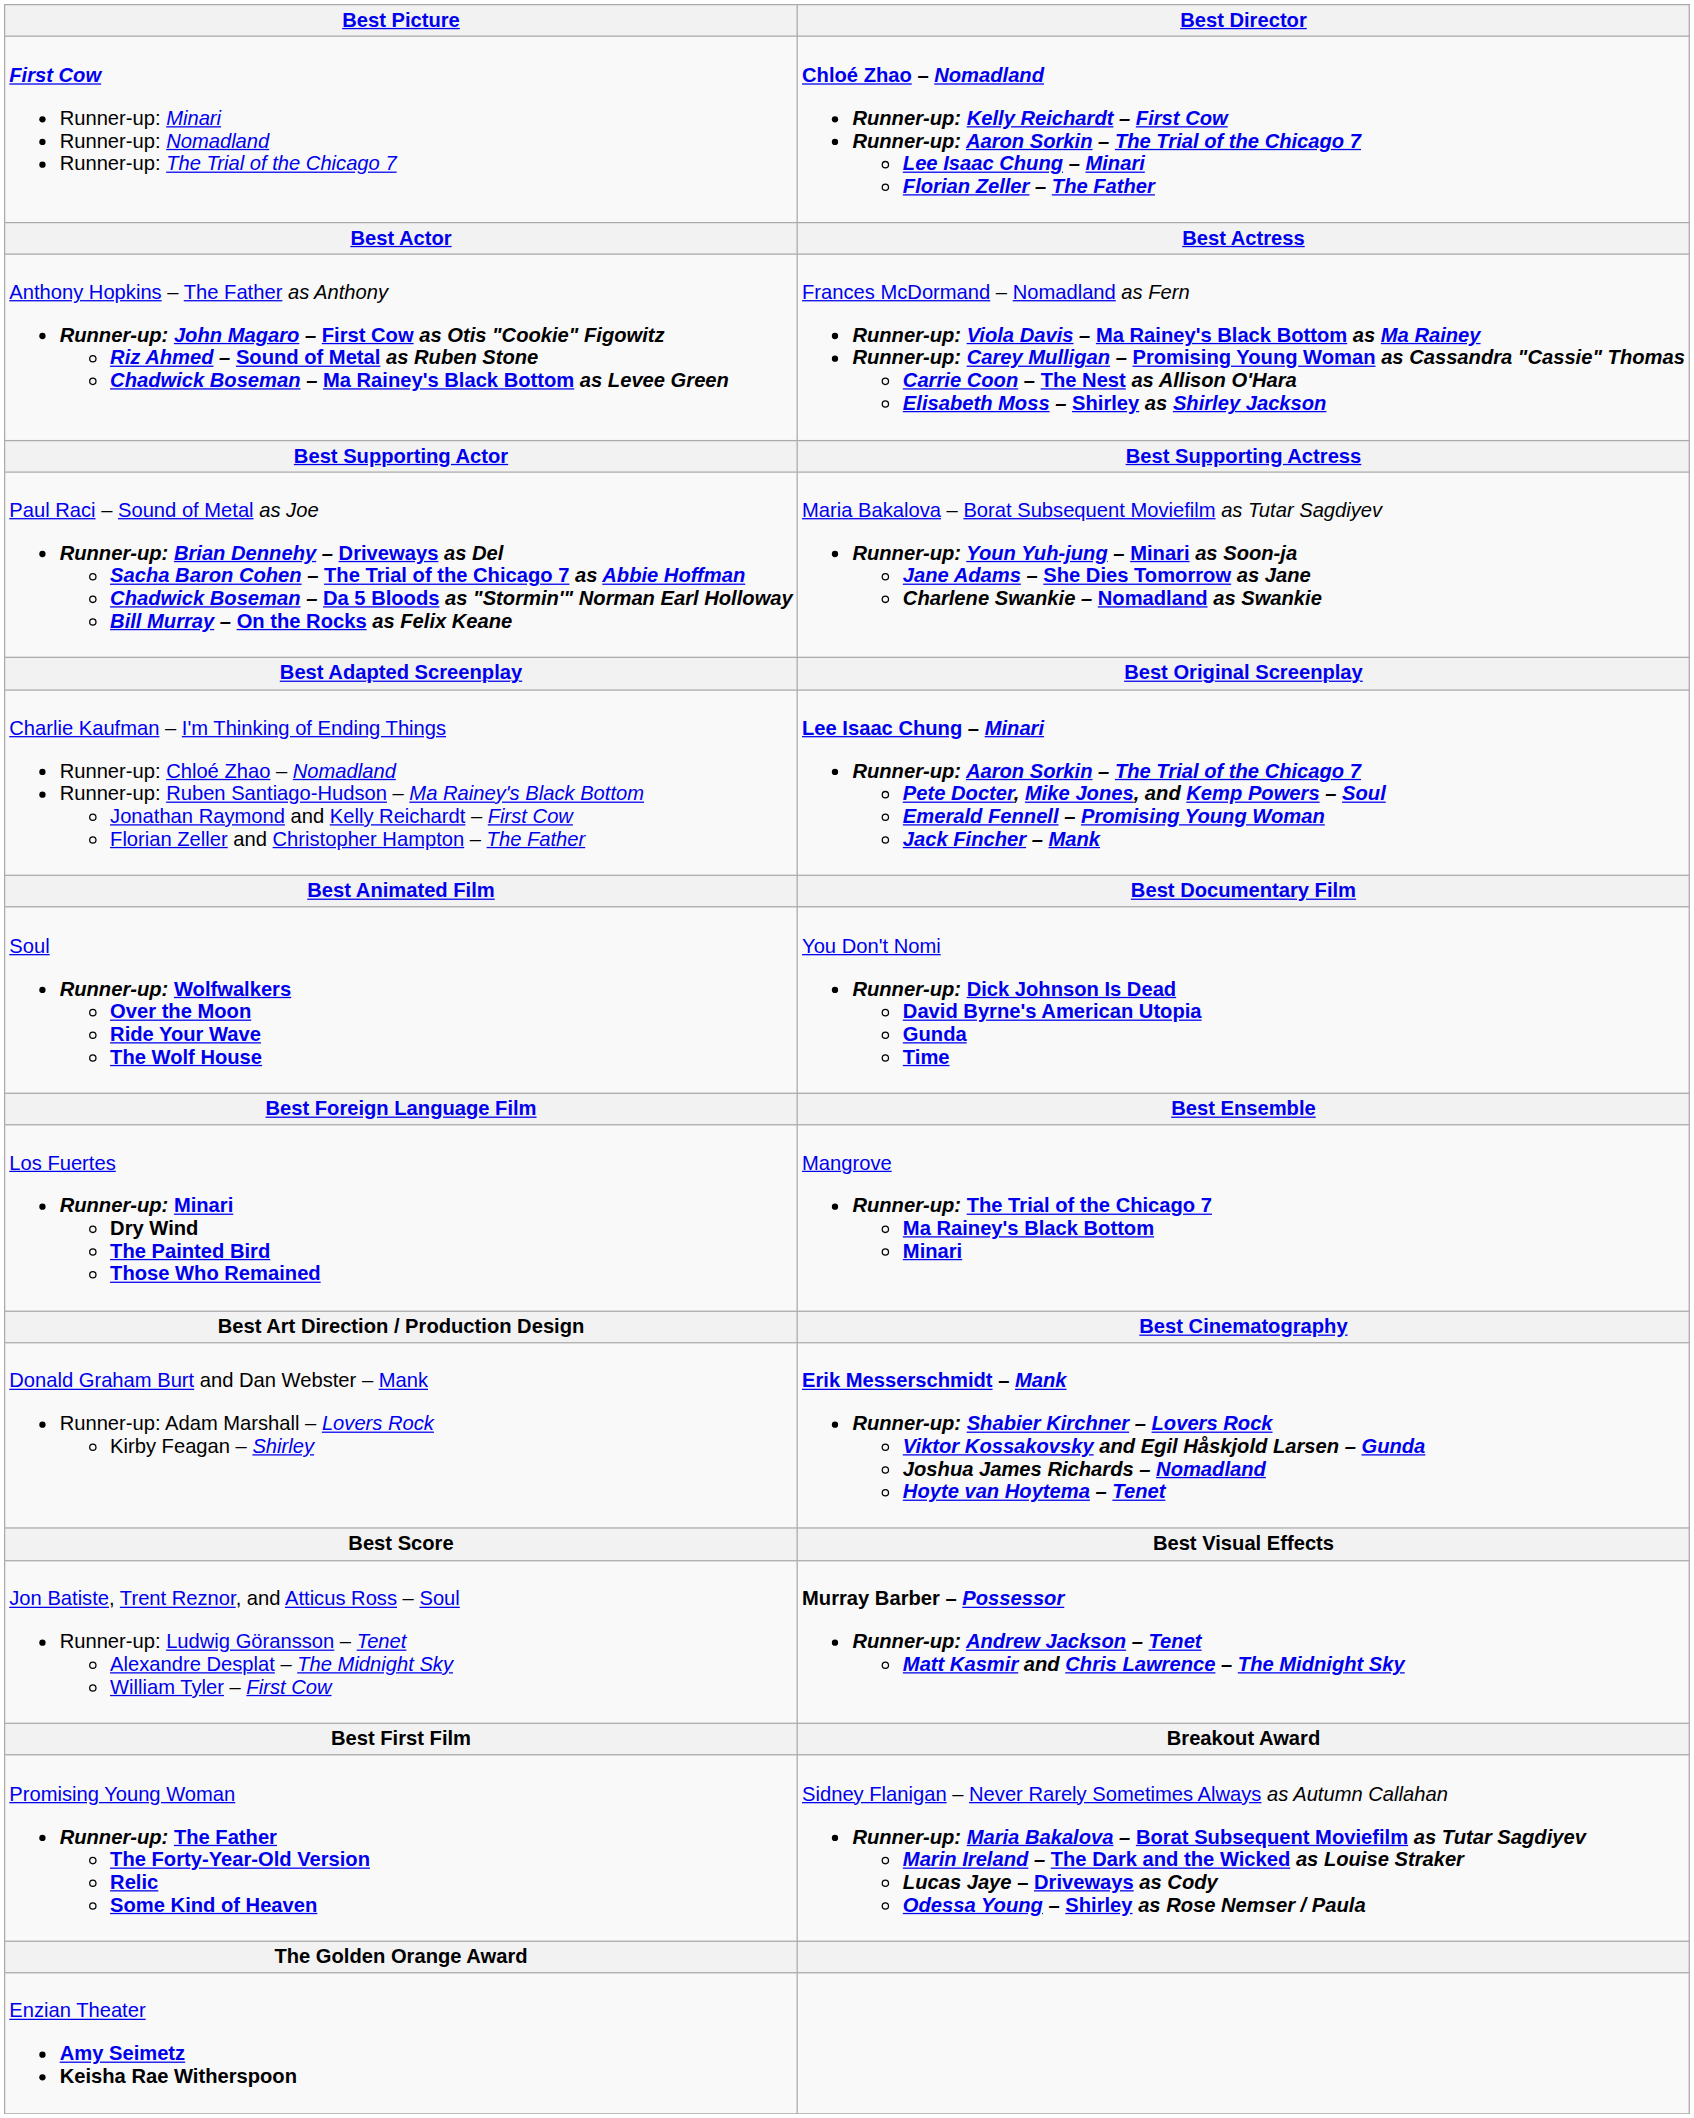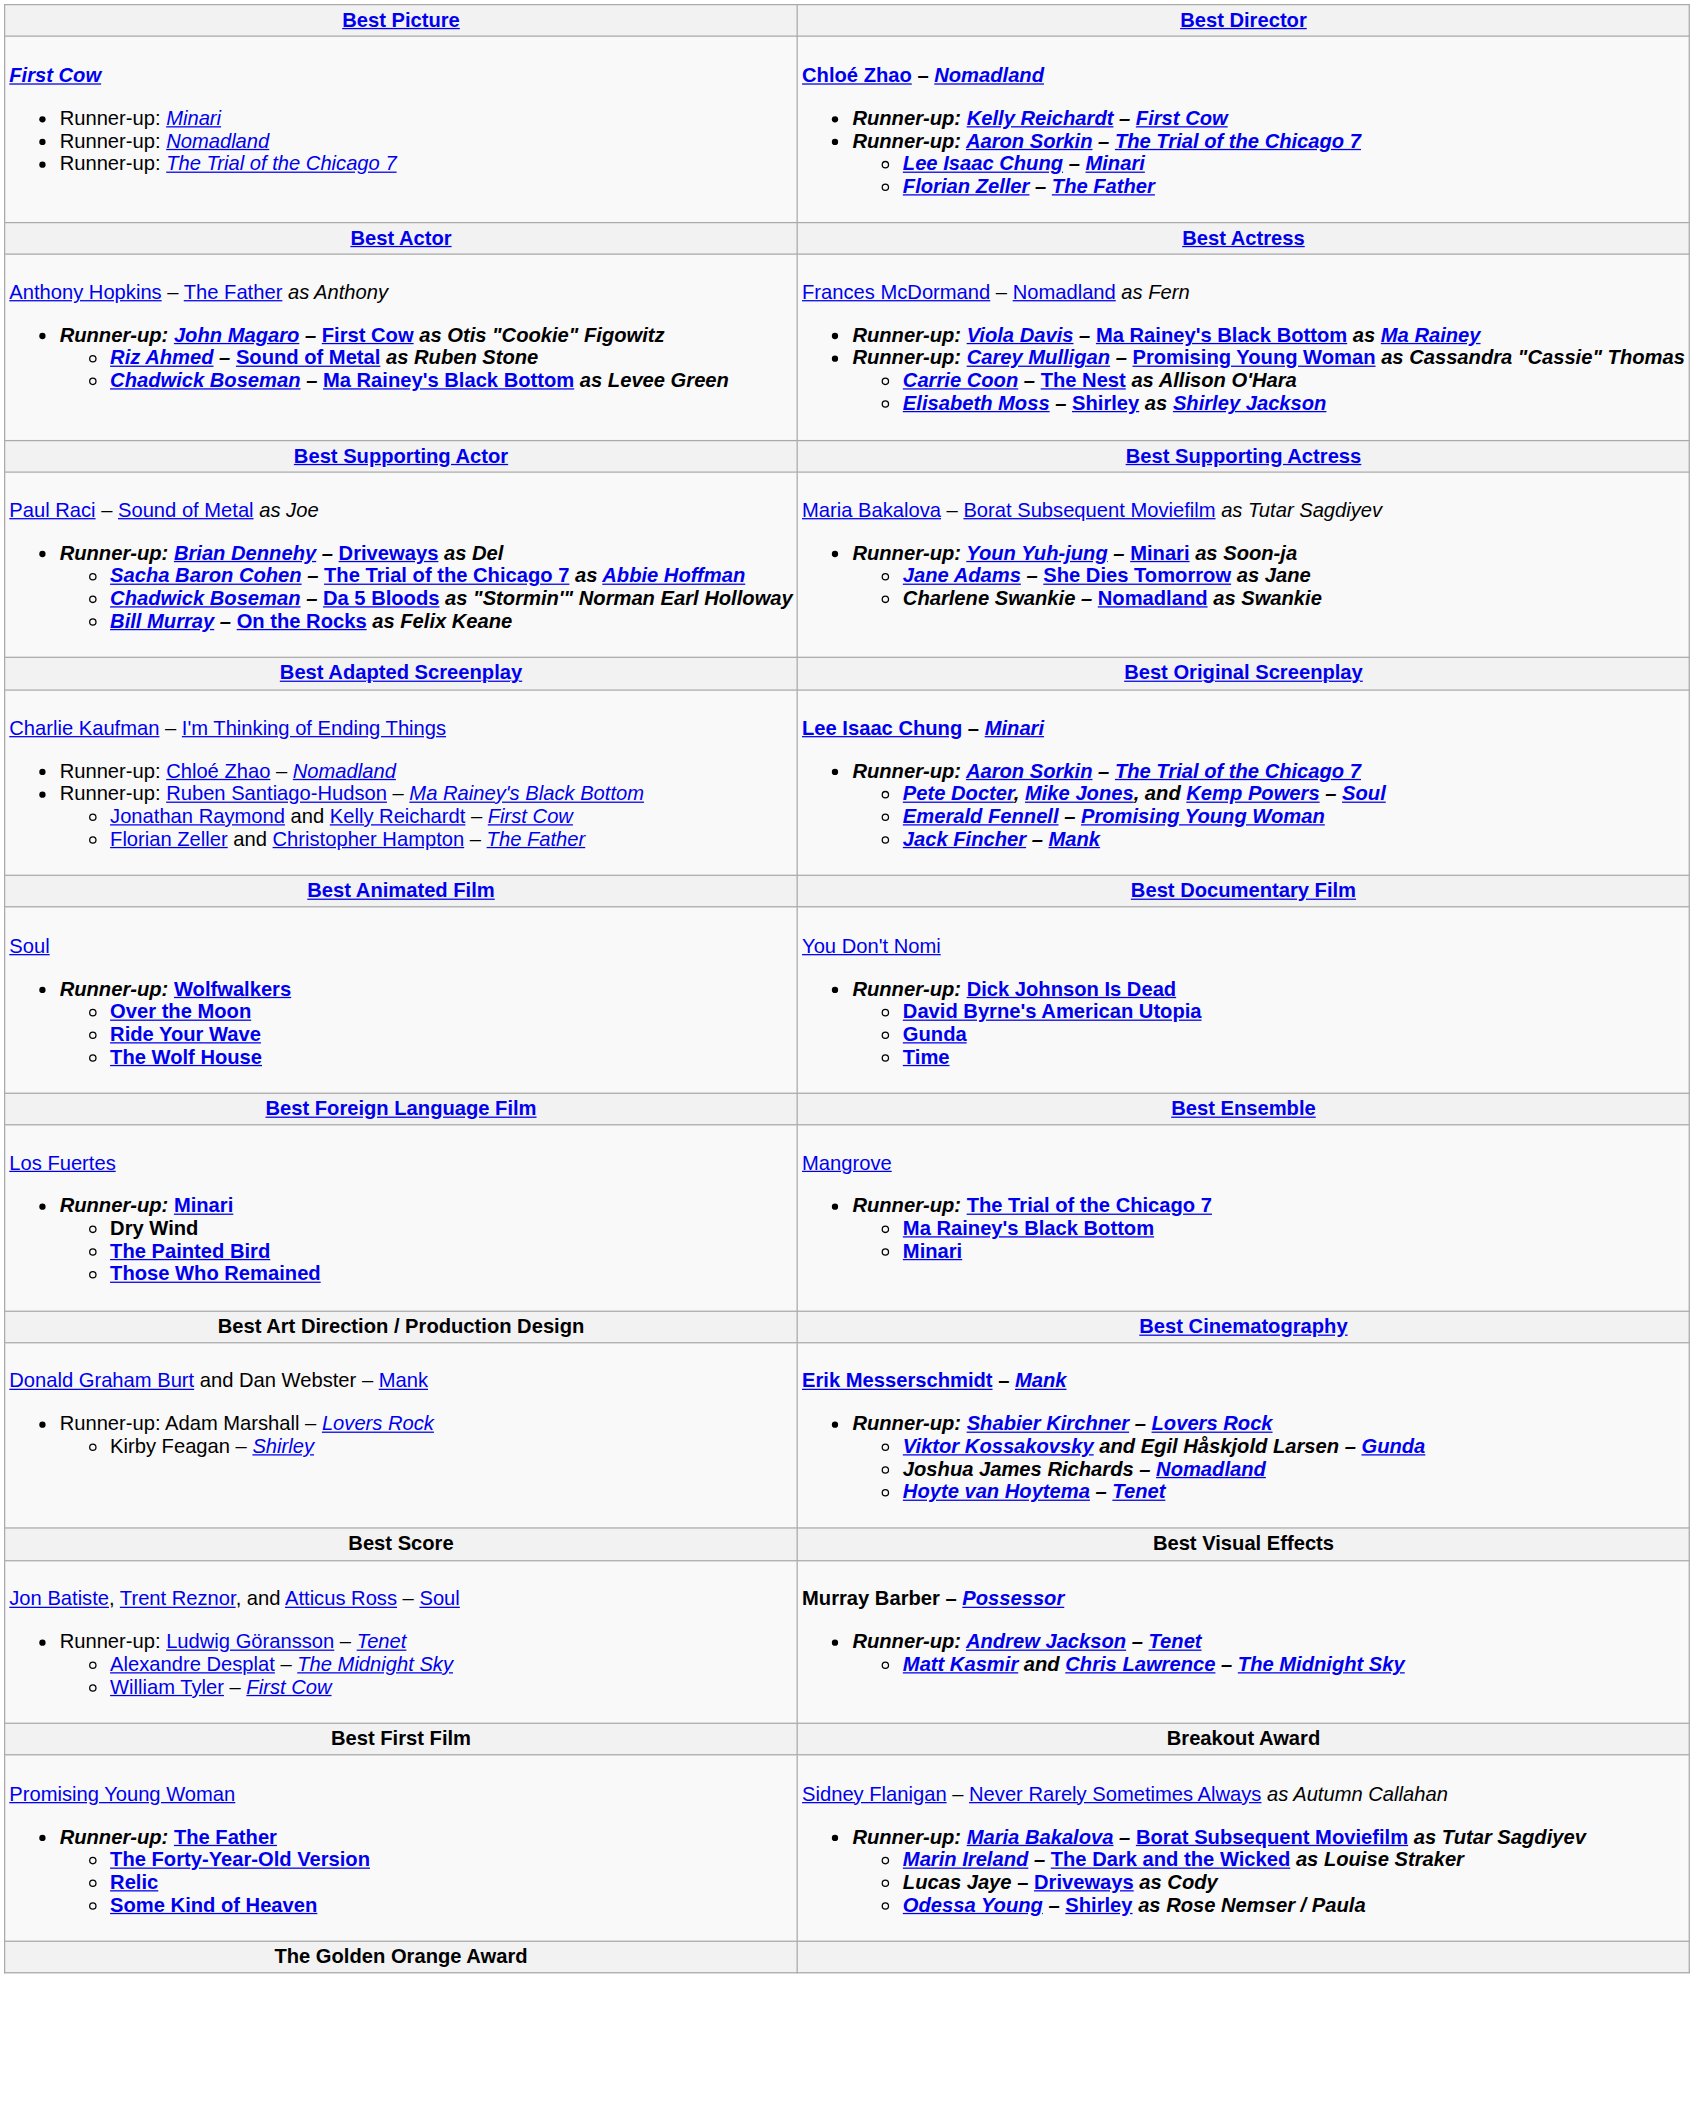- row: (401, 2044)
